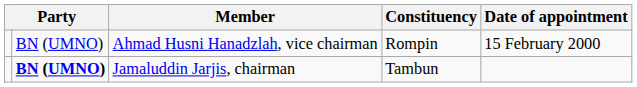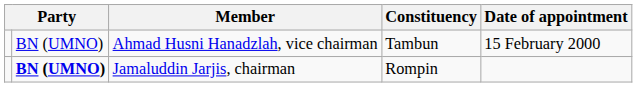(412, 43) Rompin -> (412, 43) Tambun
(412, 69) Tambun -> (412, 69) Rompin
